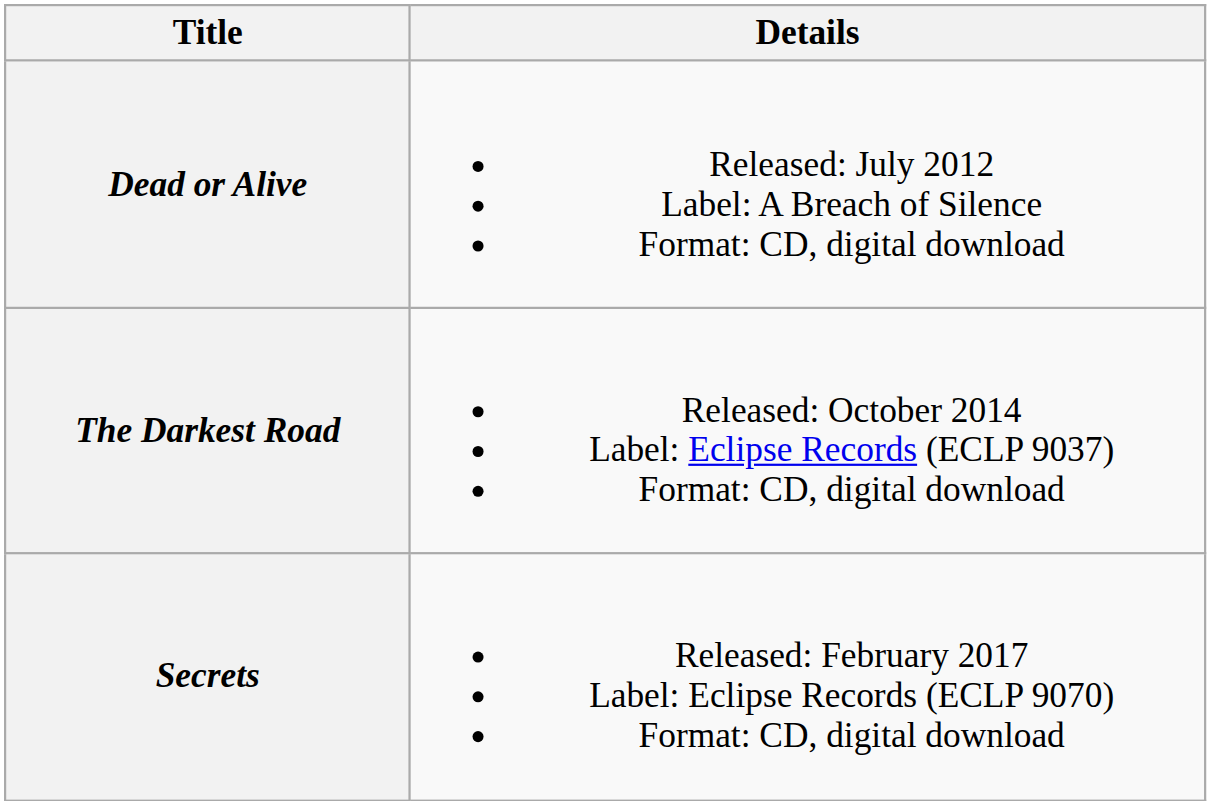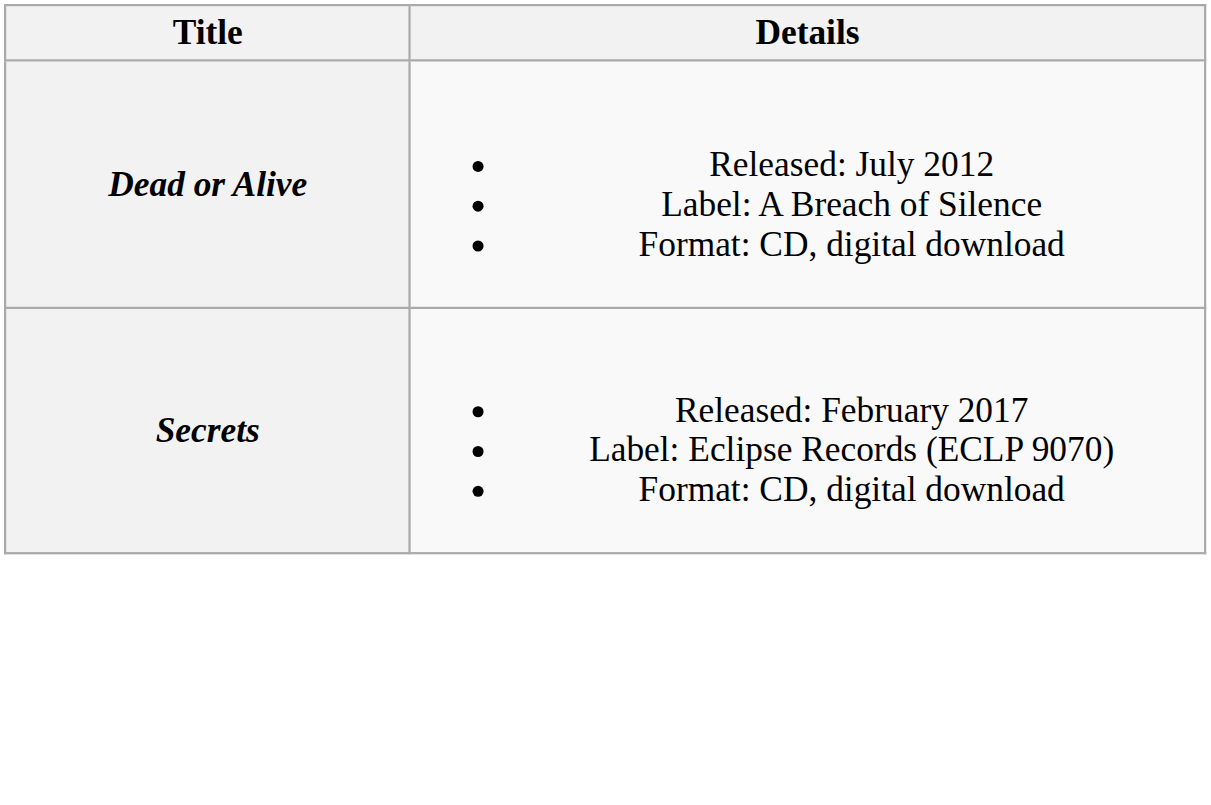- row: (208, 429)
